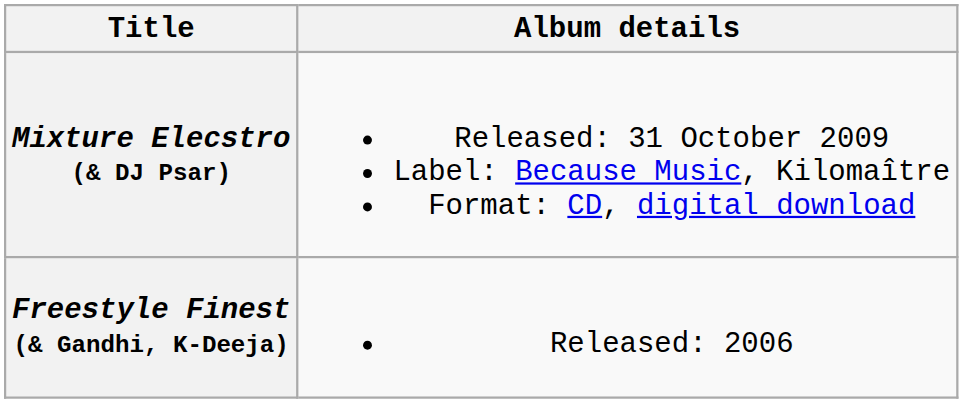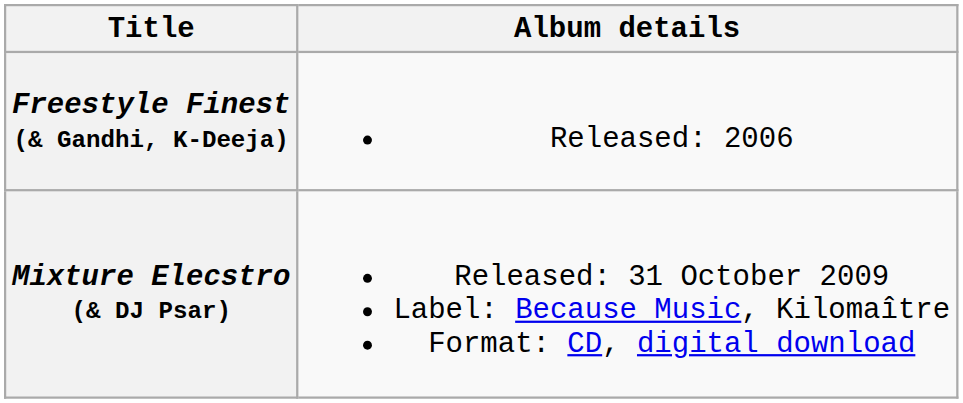rows swapped: (151, 326) <-> (151, 154)
